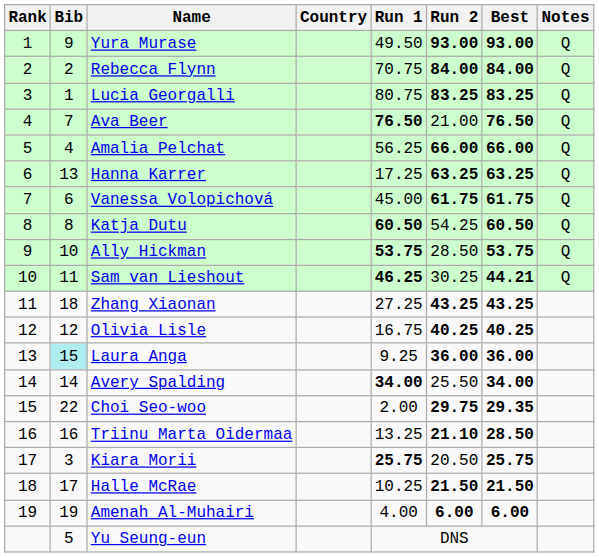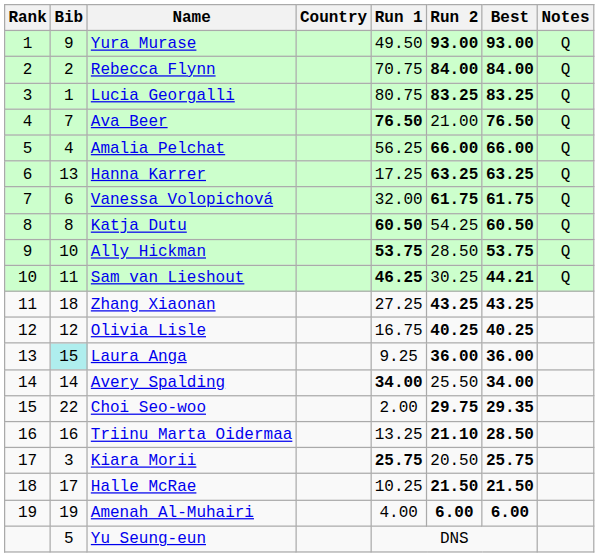(399, 200) 45.00 -> (399, 200) 32.00
